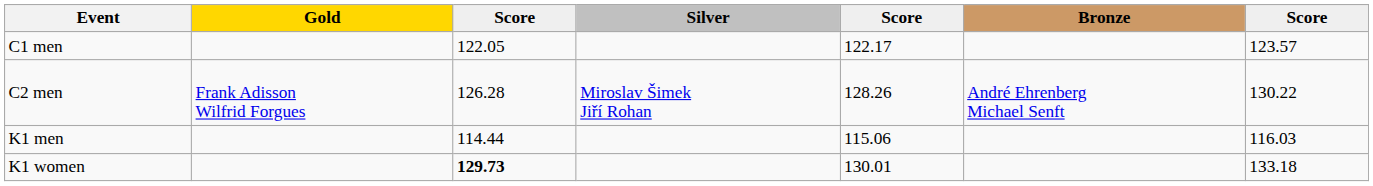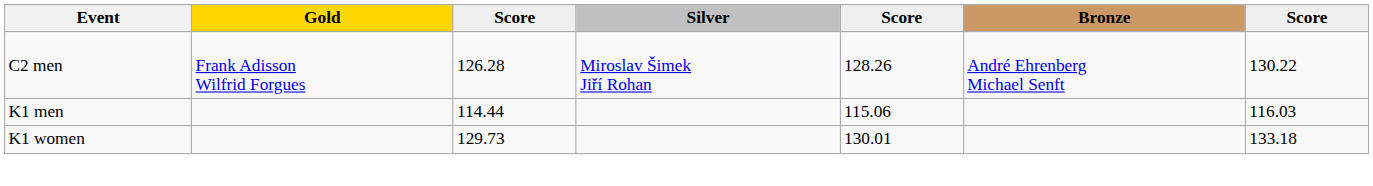- row: (36, 45)
(481, 166) bold -> (481, 139) normal
